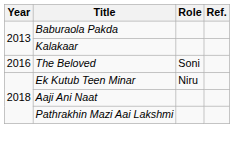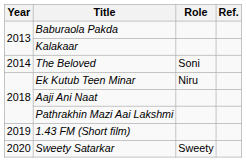(19, 64) 2016 -> (19, 64) 2014
+ row: (83, 132)
+ row: (75, 149)
